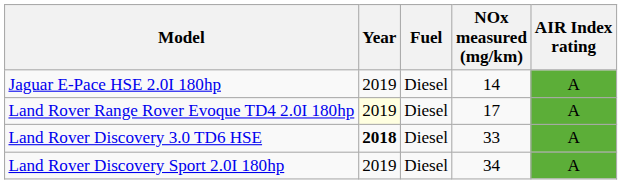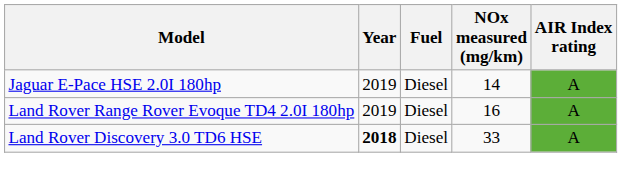(379, 110) lightyellow background -> (379, 110) no background
(491, 110) 17 -> (491, 110) 16
- row: (146, 165)
